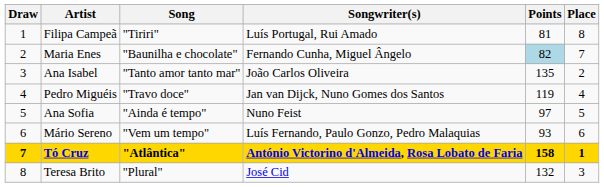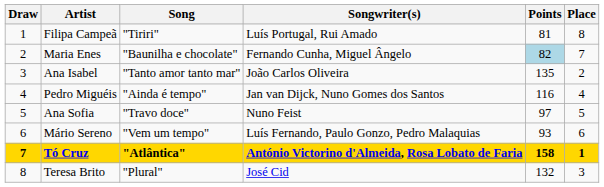(156, 93) "Travo doce" -> (165, 93) "Ainda é tempo"
(545, 93) 119 -> (545, 93) 116
(165, 113) "Ainda é tempo" -> (156, 113) "Travo doce"
